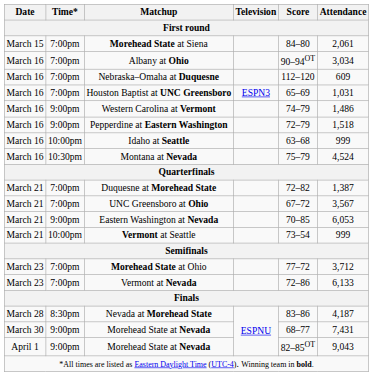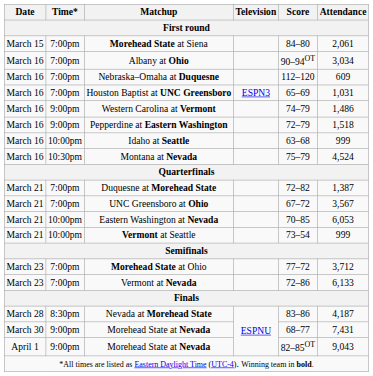(65, 219) 9:00pm -> (65, 219) 10:00pm
